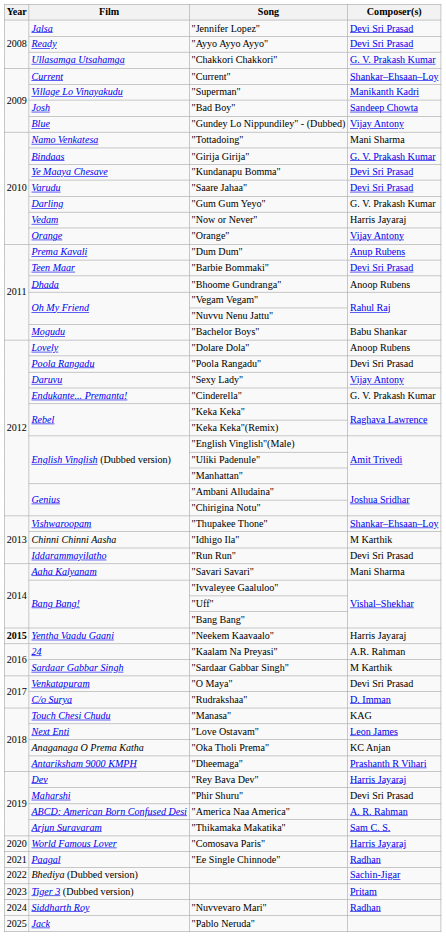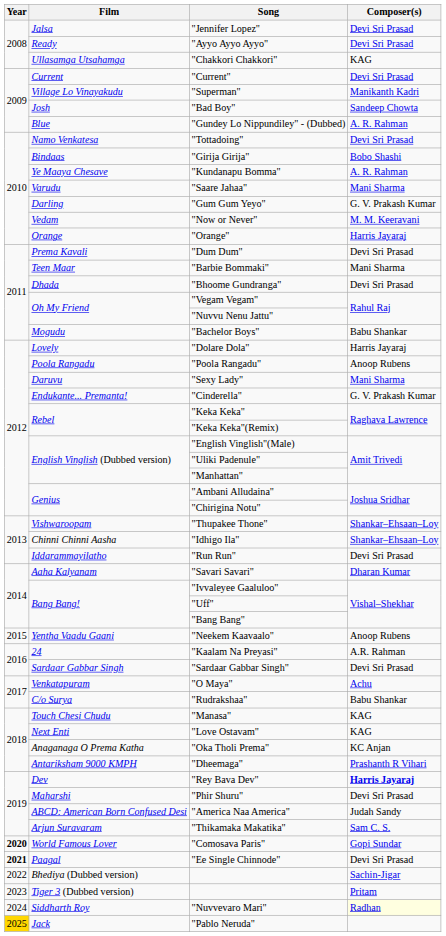(393, 60) G. V. Prakash Kumar -> (361, 60) KAG
(394, 76) Shankar–Ehsaan–Loy -> (382, 76) Devi Sri Prasad
(377, 124) Vijay Antony -> (379, 124) A. R. Rahman
(377, 140) Mani Sharma -> (382, 140) Devi Sri Prasad
(393, 156) G. V. Prakash Kumar -> (376, 156) Bobo Shashi
(382, 172) Devi Sri Prasad -> (379, 172) A. R. Rahman
(382, 188) Devi Sri Prasad -> (377, 188) Mani Sharma
(378, 220) Harris Jayaraj -> (385, 220) M. M. Keeravani
(377, 236) Vijay Antony -> (378, 236) Harris Jayaraj
(378, 252) Anup Rubens -> (382, 252) Devi Sri Prasad
(382, 268) Devi Sri Prasad -> (377, 268) Mani Sharma
(380, 284) Anoop Rubens -> (382, 284) Devi Sri Prasad
(380, 348) Anoop Rubens -> (378, 348) Harris Jayaraj
(382, 364) Devi Sri Prasad -> (380, 364) Anoop Rubens
(377, 380) Vijay Antony -> (377, 380) Mani Sharma
(371, 540) M Karthik -> (394, 540) Shankar–Ehsaan–Loy
(377, 572) Mani Sharma -> (380, 572) Dharan Kumar
(17, 635) bold -> (17, 635) normal
(378, 635) Harris Jayaraj -> (380, 635) Anoop Rubens
(371, 667) M Karthik -> (382, 667) Devi Sri Prasad
(382, 683) Devi Sri Prasad -> (361, 683) Achu
(370, 699) D. Imman -> (378, 699) Babu Shankar
(374, 731) Leon James -> (361, 731) KAG
(378, 779) normal -> (382, 779) bold
(379, 811) A. R. Rahman -> (376, 811) Judah Sandy
(17, 843) normal -> (17, 843) bold
(378, 843) Harris Jayaraj -> (376, 843) Gopi Sundar
(17, 859) normal -> (17, 859) bold
(365, 859) Radhan -> (382, 859) Devi Sri Prasad
(365, 907) no background -> (365, 907) lightyellow background
(17, 923) no background -> (17, 923) gold background
